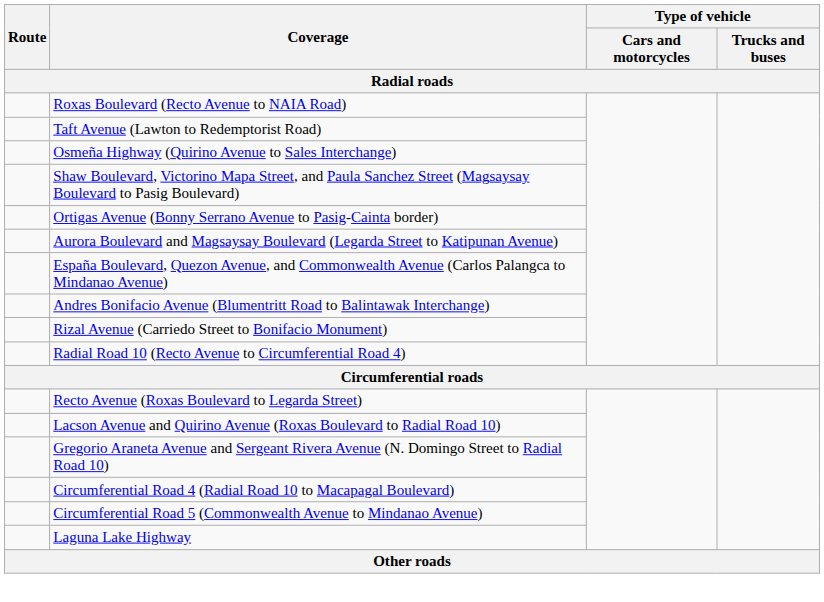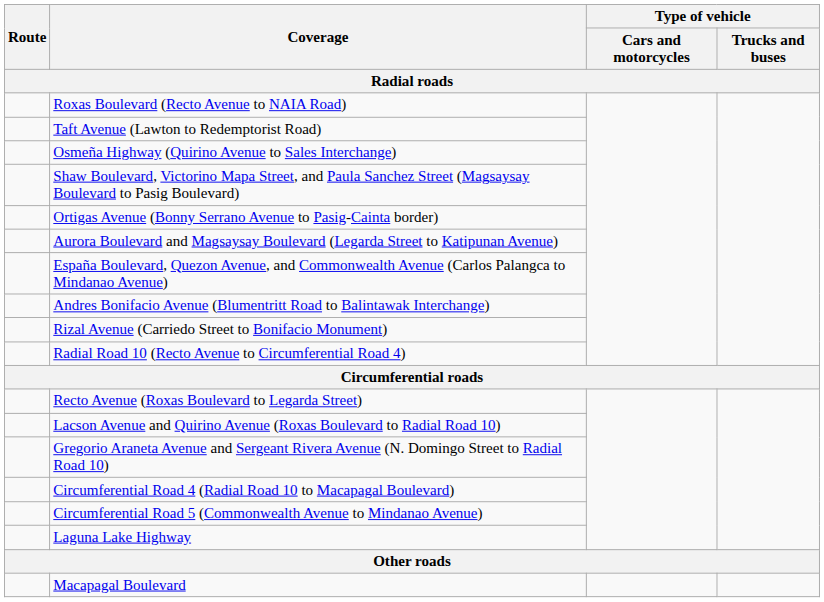+ row: (119, 585)
